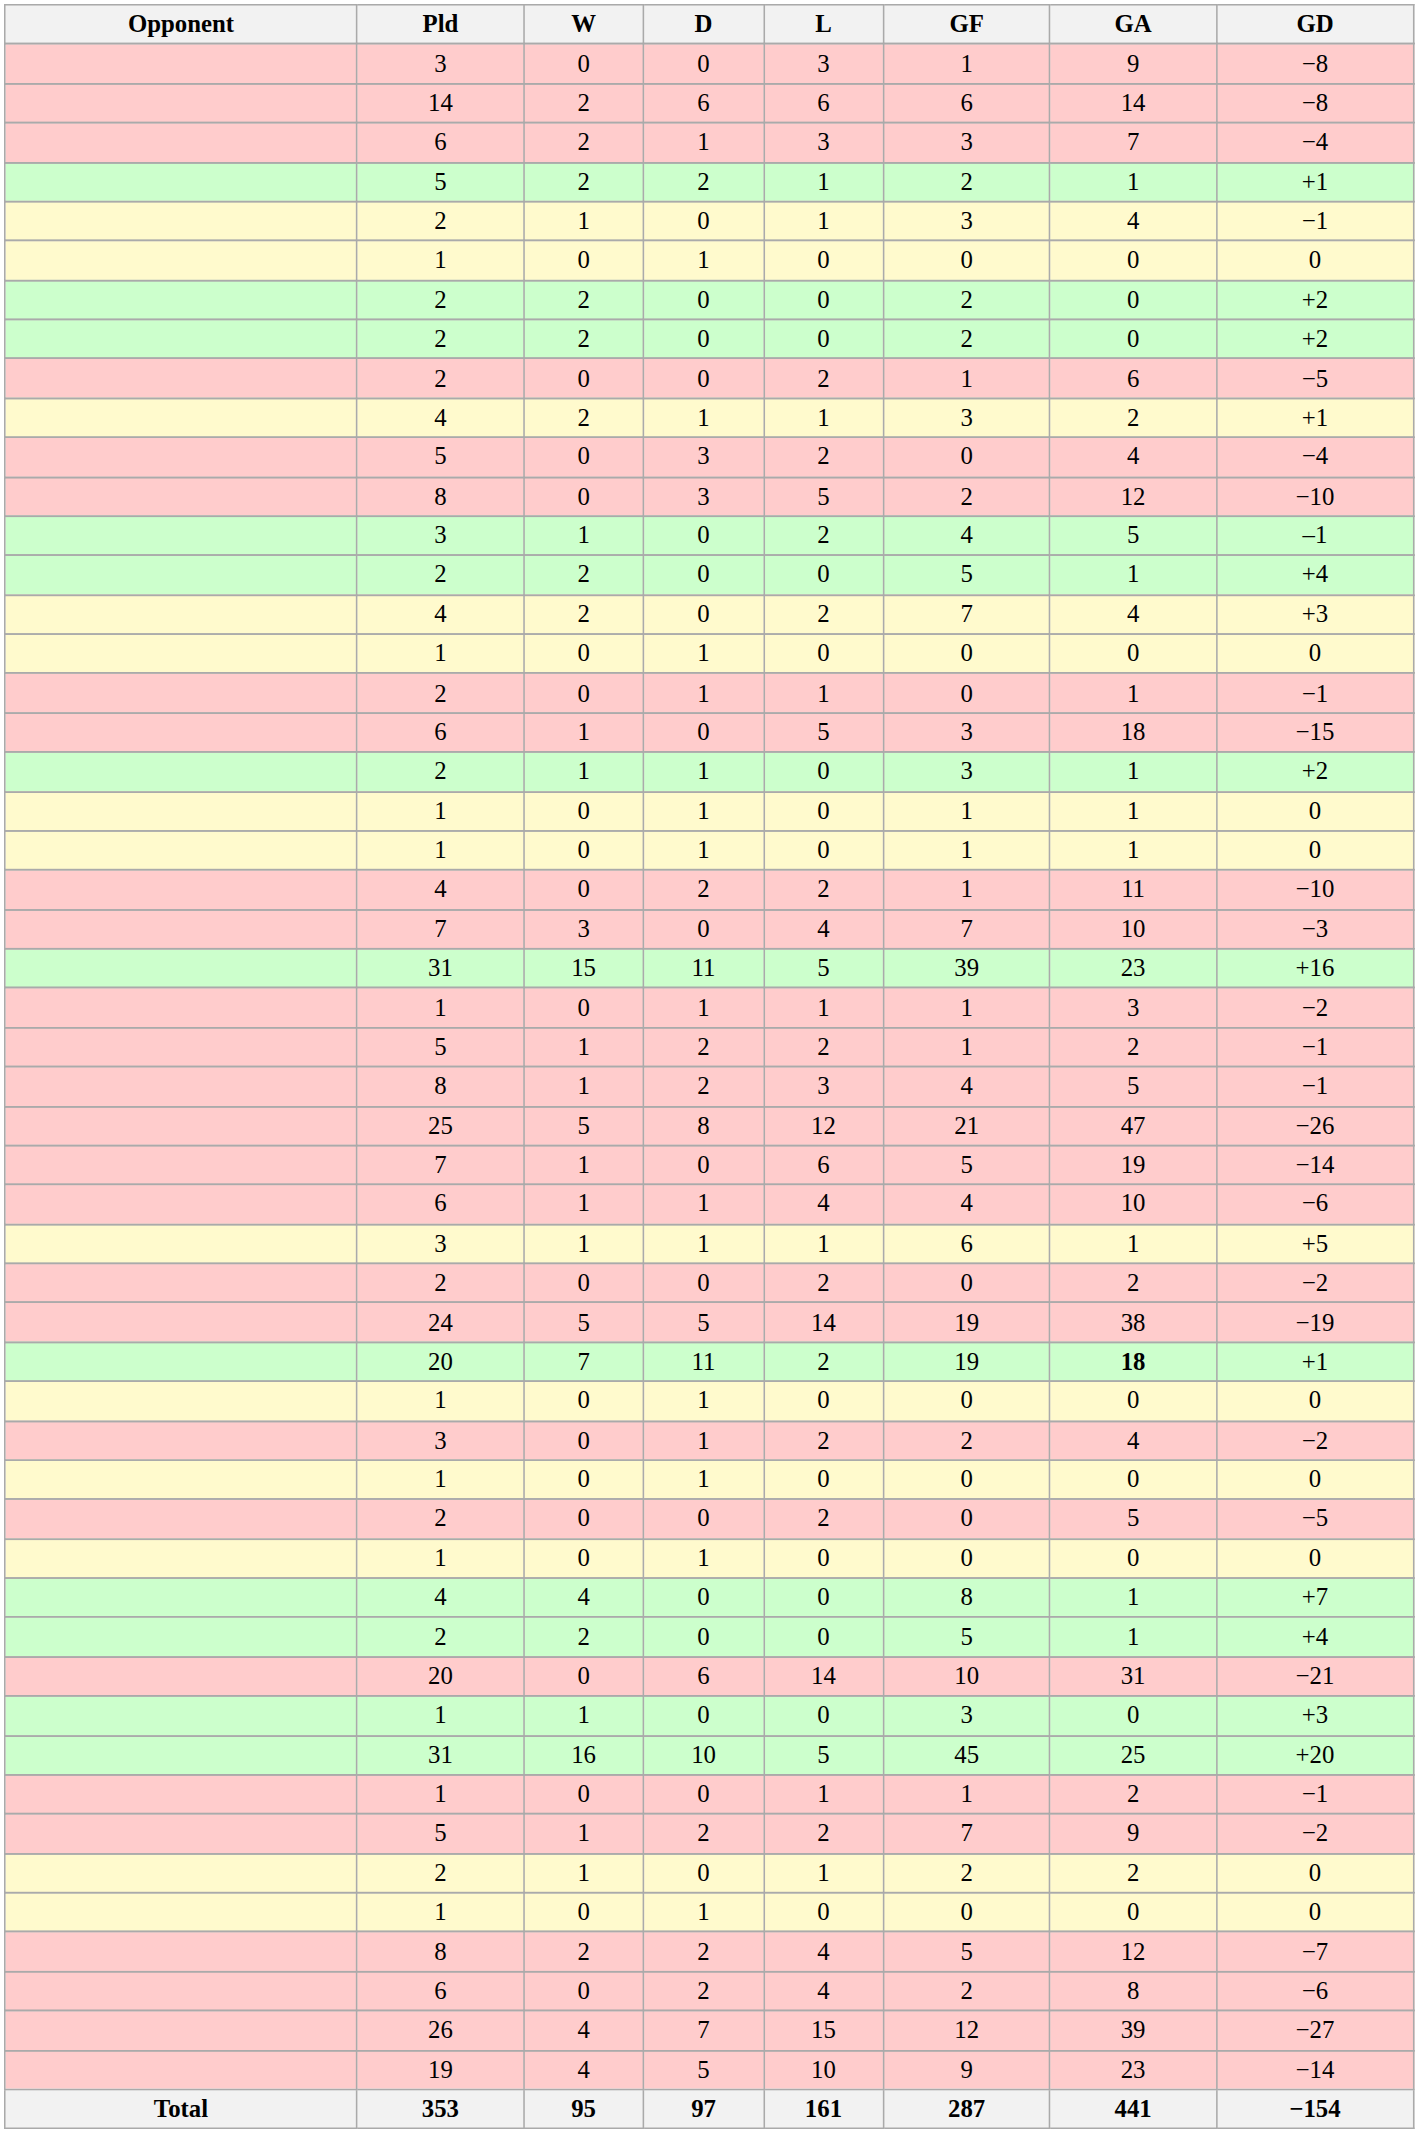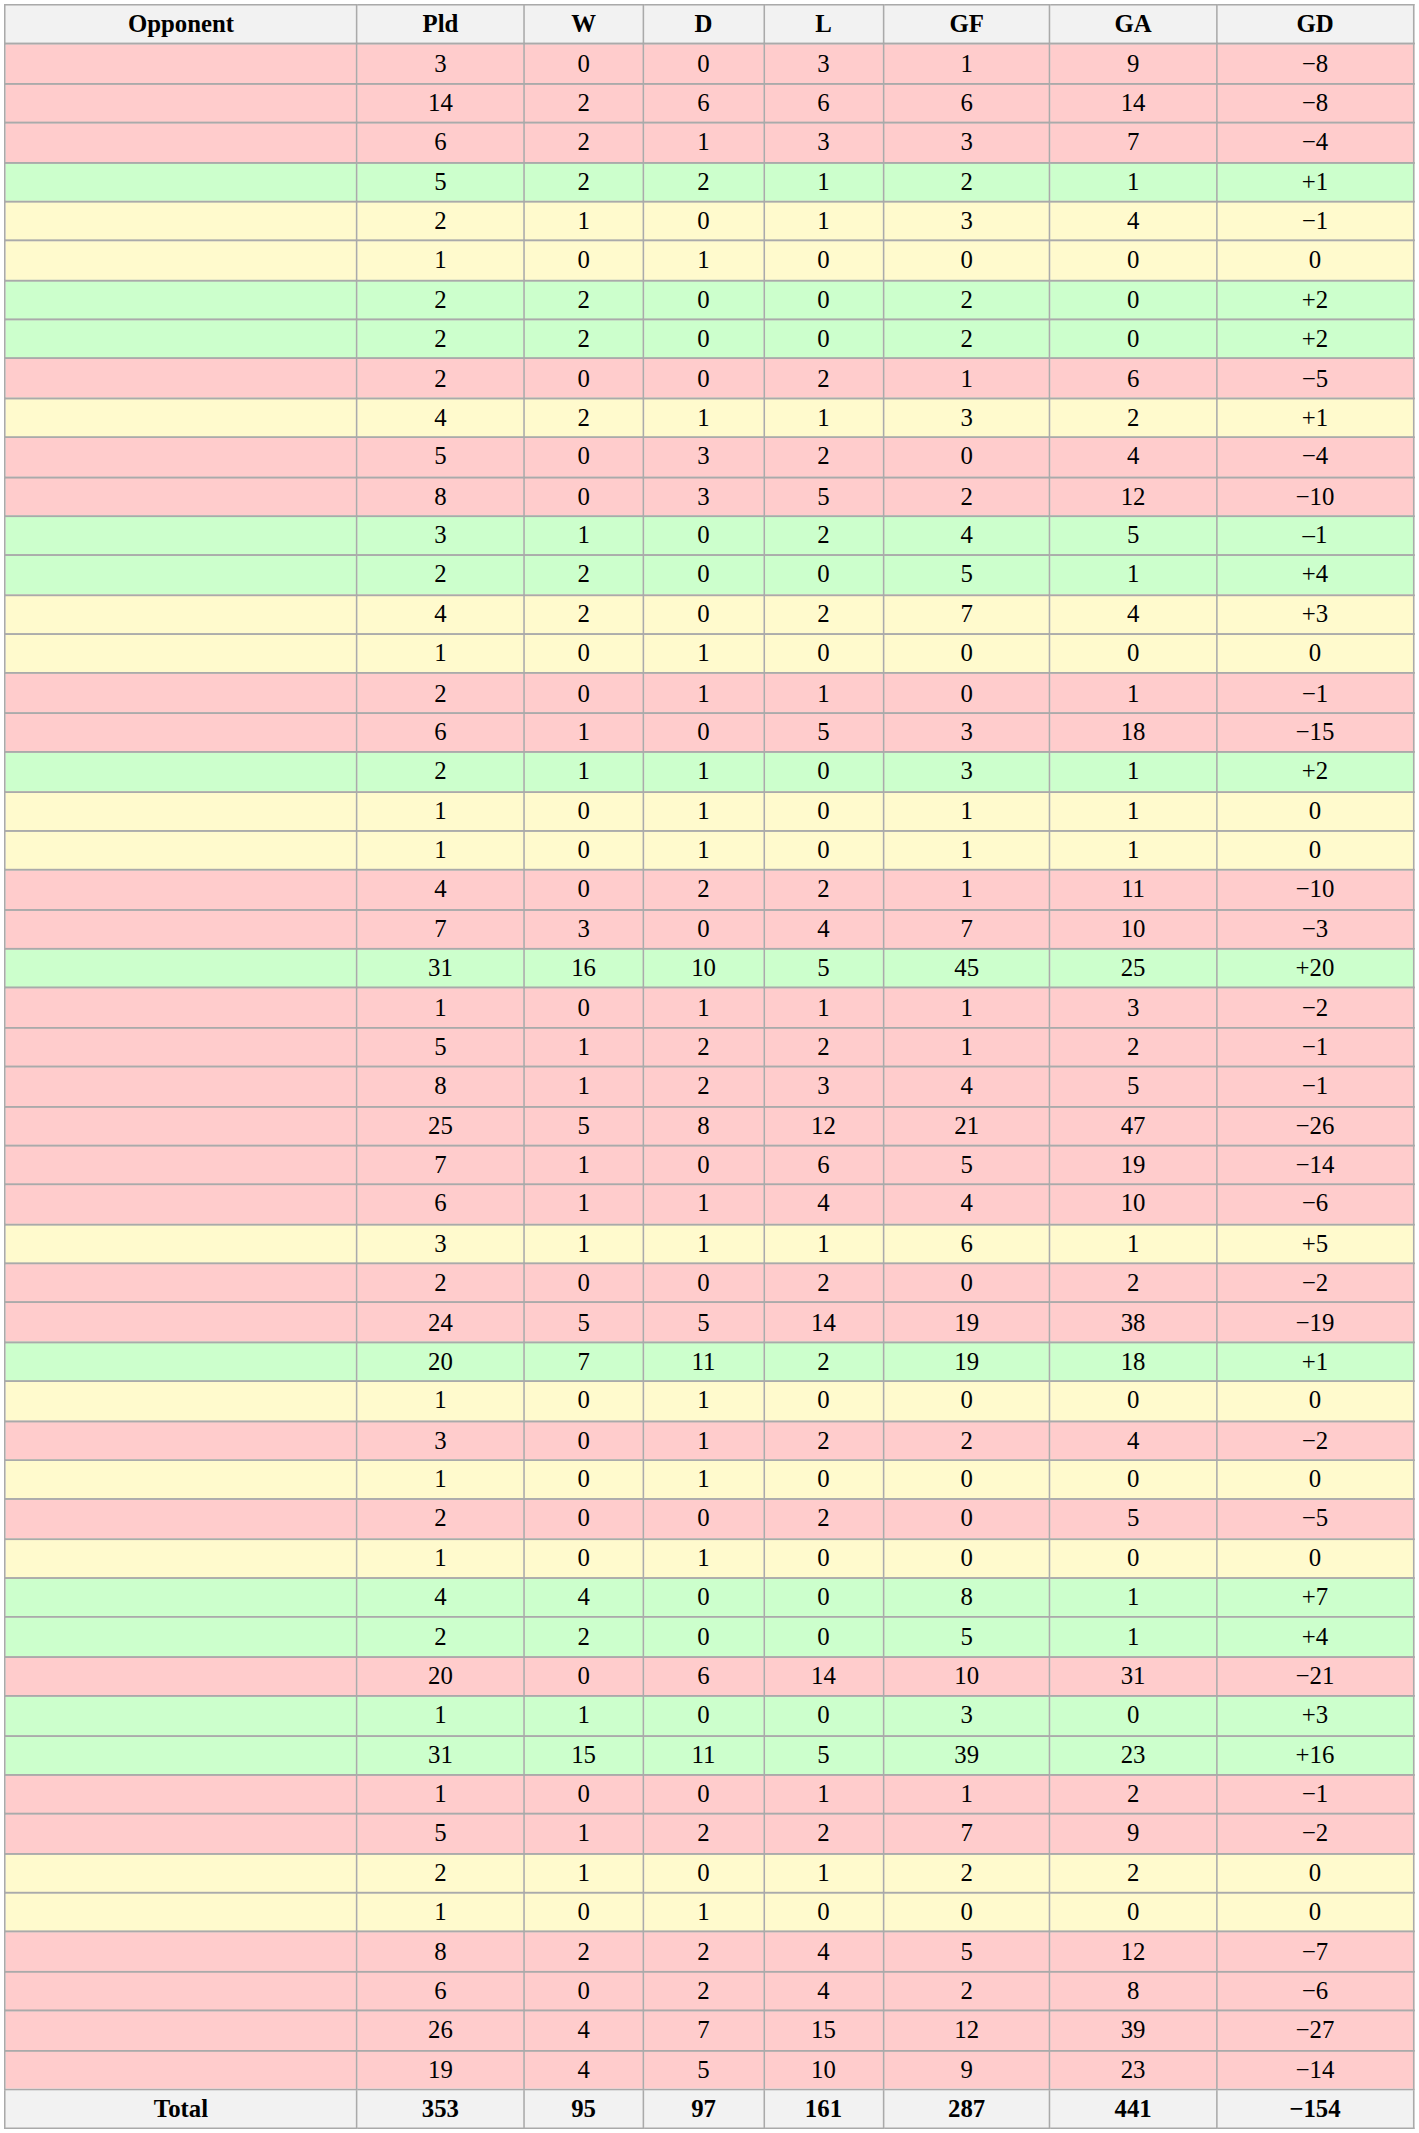rows swapped: (440, 968) <-> (440, 1754)
(1133, 1361) bold -> (1133, 1361) normal
